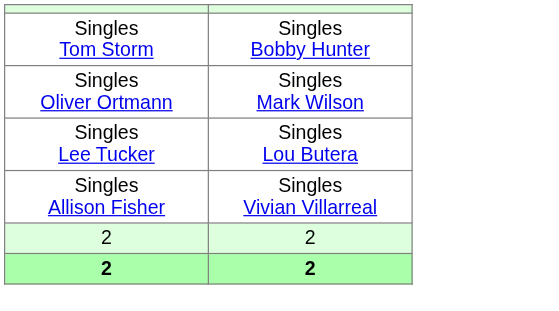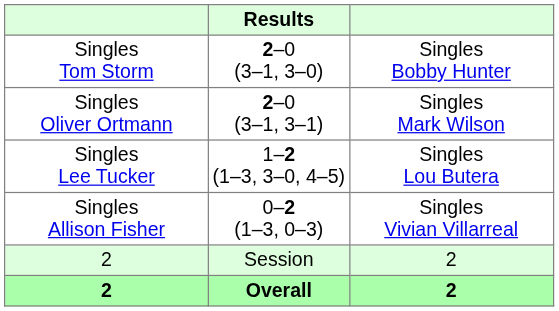+ column: (279, 19)
